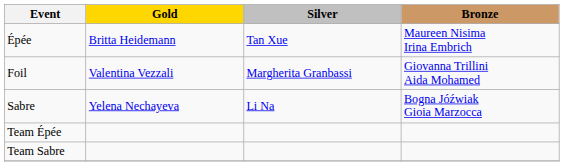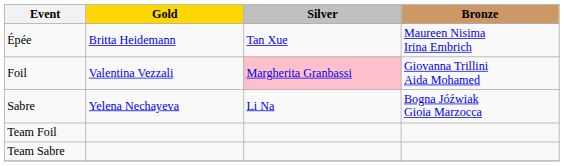(299, 73) no background -> (299, 73) pink background
- row: (34, 132)
+ row: (32, 132)
